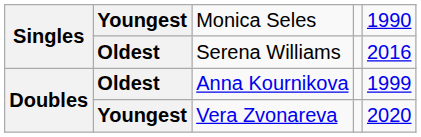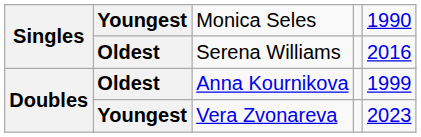(389, 115) 2020 -> (389, 115) 2023
